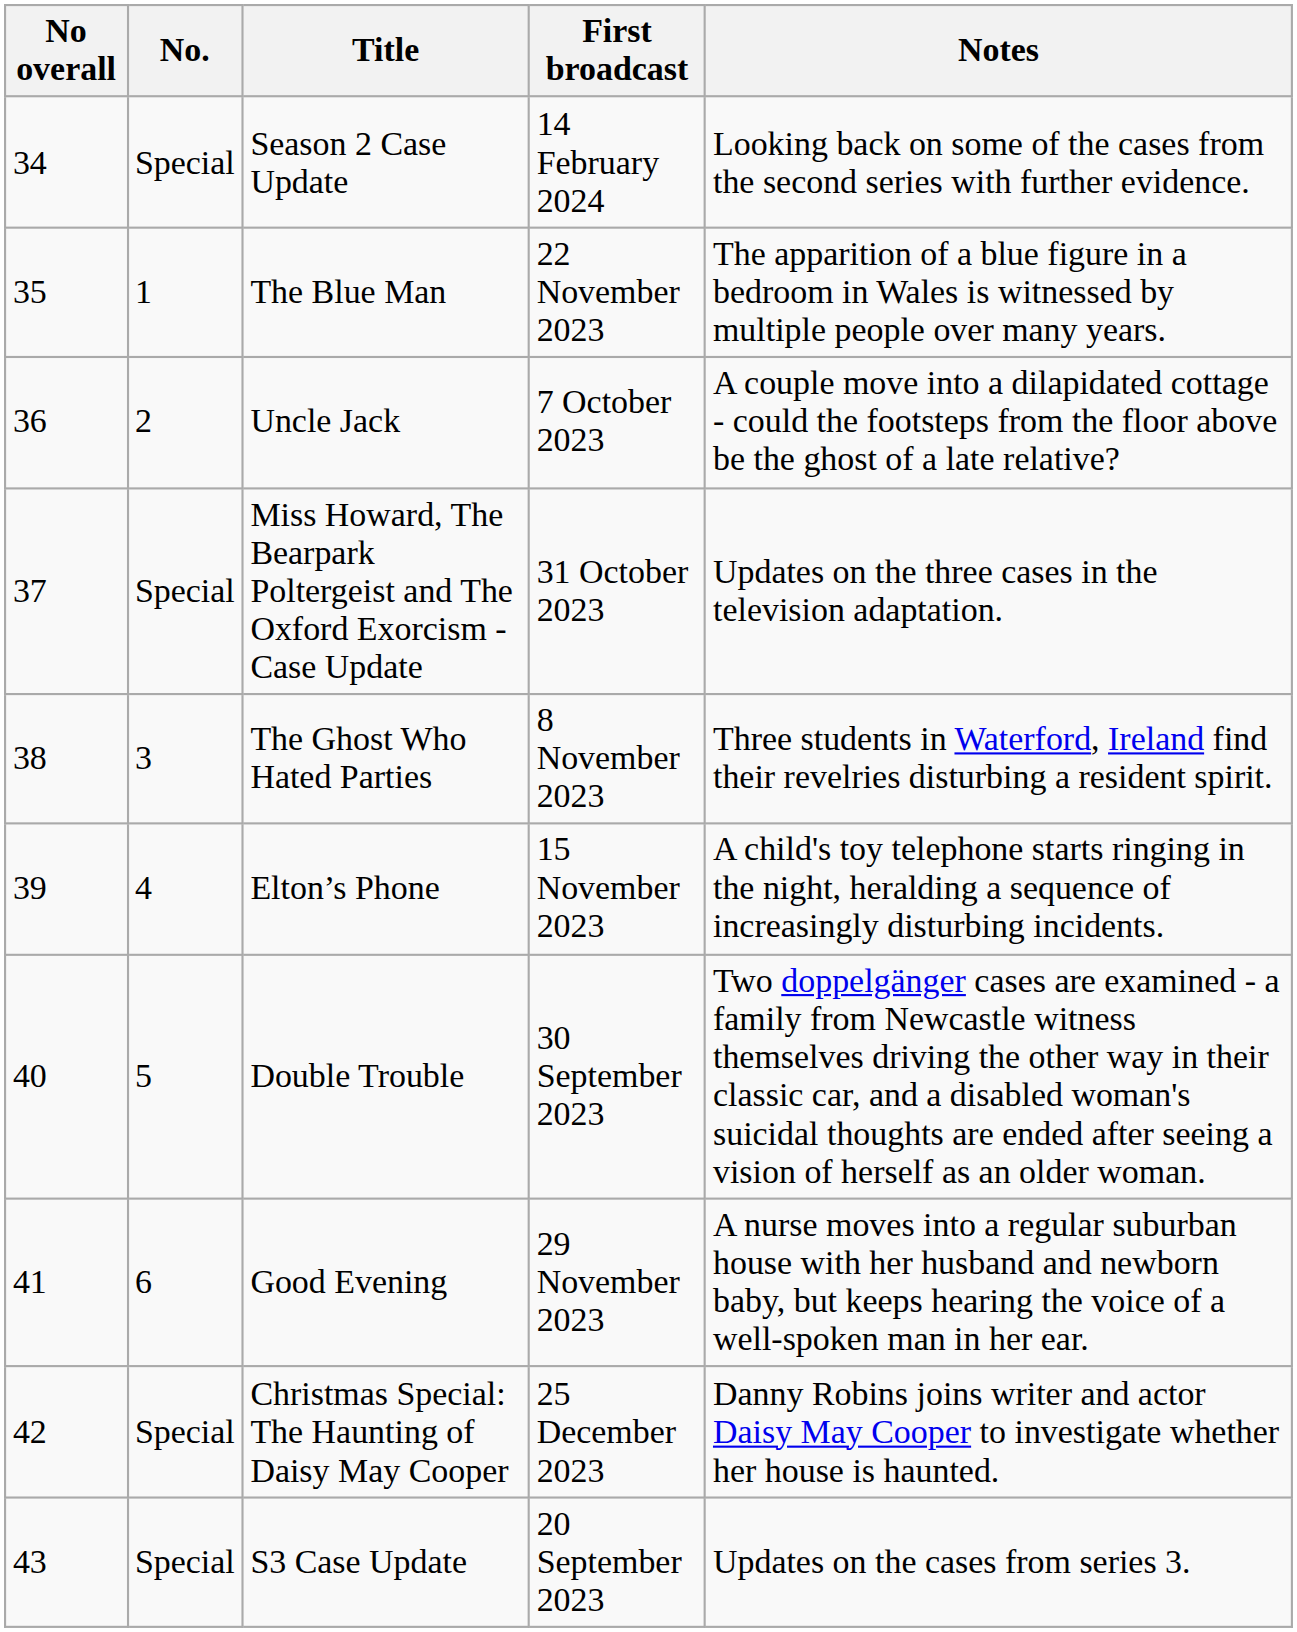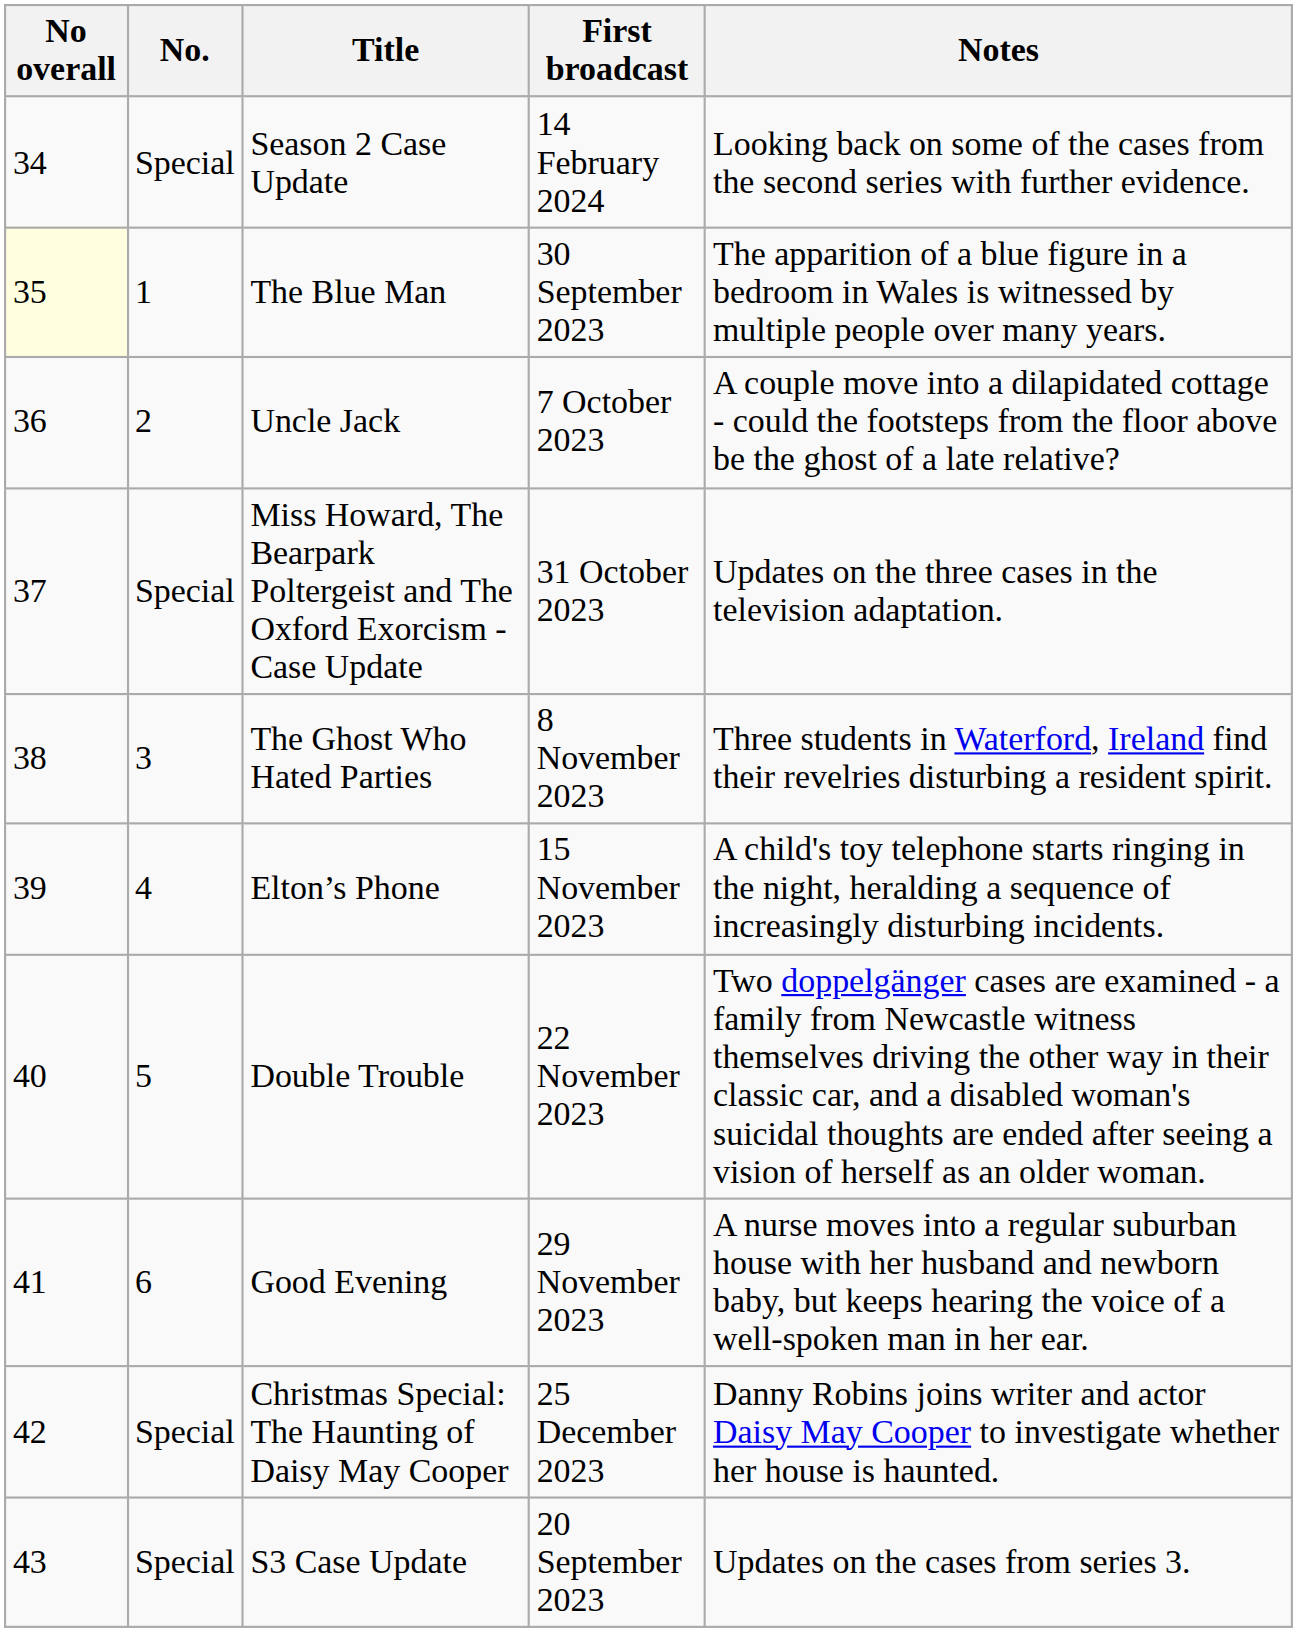(30, 291) no background -> (30, 291) lightyellow background
(608, 291) 22 November 2023 -> (609, 291) 30 September 2023
(609, 1075) 30 September 2023 -> (608, 1075) 22 November 2023
